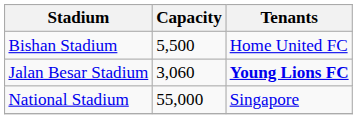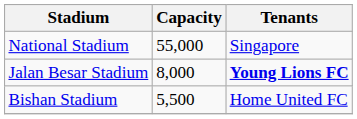rows swapped: (69, 99) <-> (63, 45)
(175, 72) 3,060 -> (175, 72) 8,000
